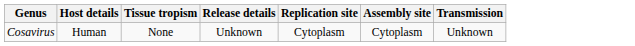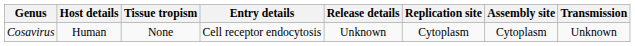+ column: (262, 13)
